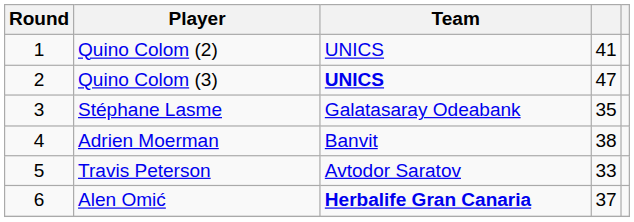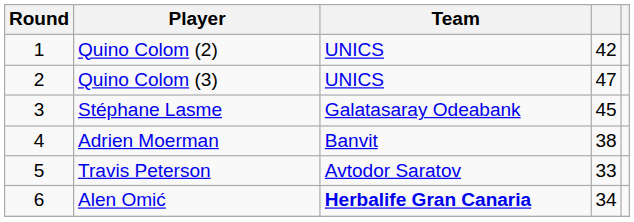(606, 49) 41 -> (606, 49) 42
(354, 79) bold -> (354, 79) normal
(606, 110) 35 -> (606, 110) 45
(606, 200) 37 -> (606, 200) 34
